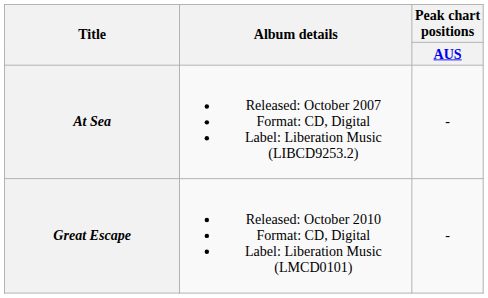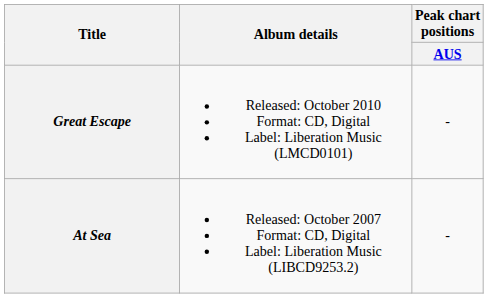rows swapped: (92, 121) <-> (92, 235)
